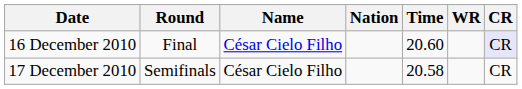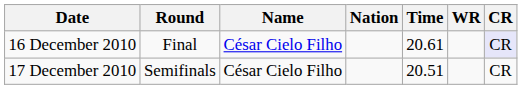(425, 44) 20.60 -> (425, 44) 20.61
(425, 71) 20.58 -> (425, 71) 20.51
